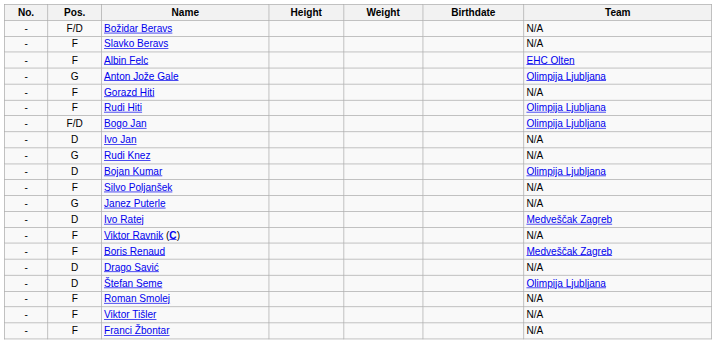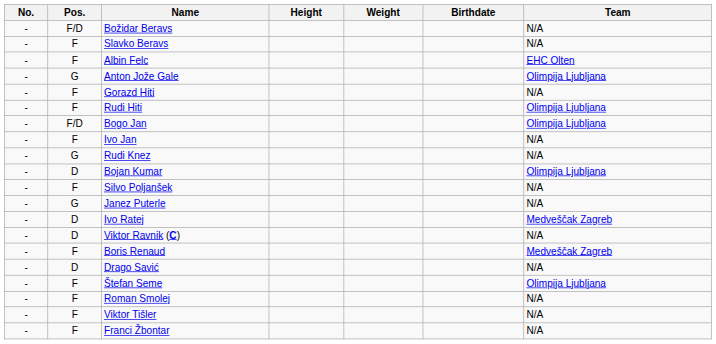(75, 140) D -> (75, 140) F
(75, 236) F -> (75, 236) D
(75, 283) D -> (75, 283) F
